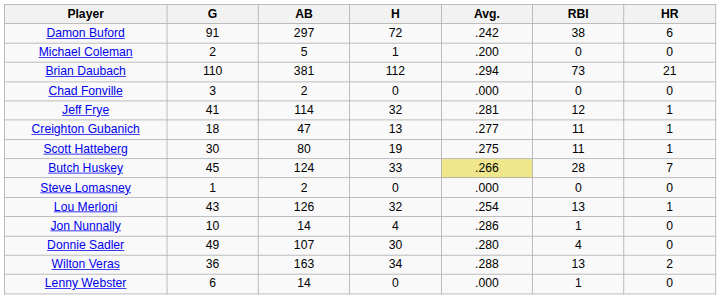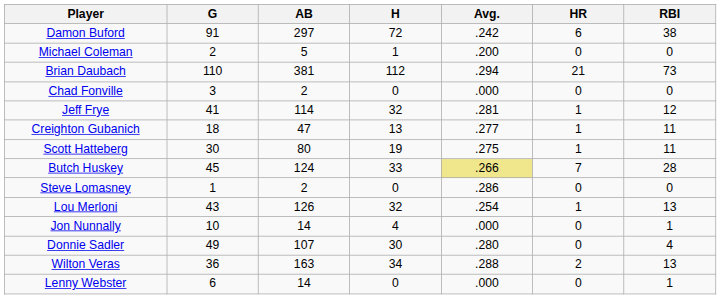columns swapped: (670, 14) <-> (578, 14)
(487, 187) .000 -> (487, 187) .286
(487, 226) .286 -> (487, 226) .000
